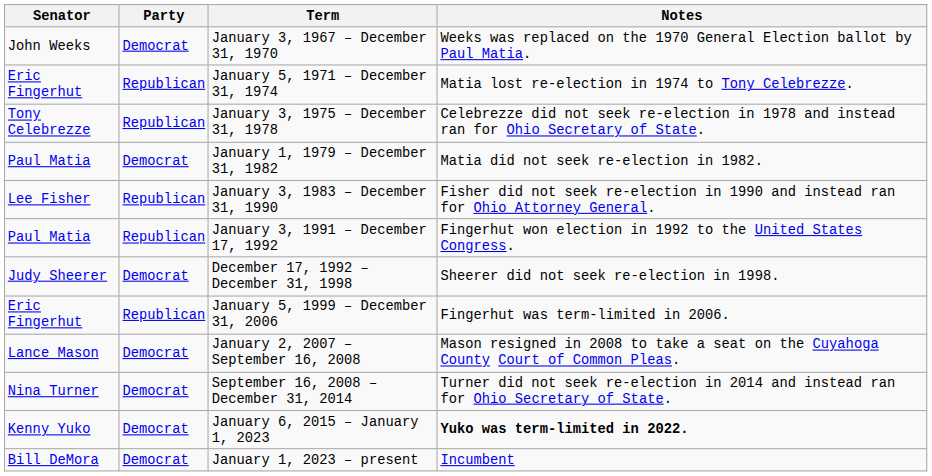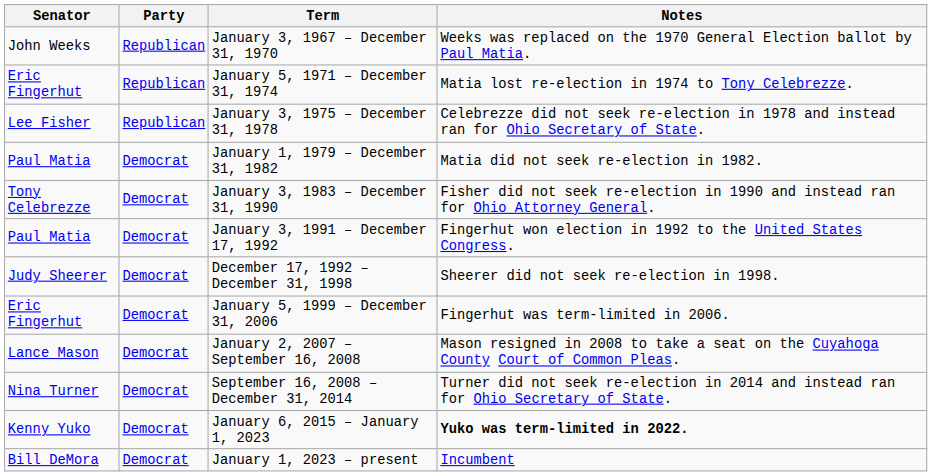(156, 46) Democrat -> (164, 46) Republican
(49, 123) Tony Celebrezze -> (49, 123) Lee Fisher
(49, 200) Lee Fisher -> (49, 200) Tony Celebrezze
(164, 200) Republican -> (156, 200) Democrat
(164, 238) Republican -> (156, 238) Democrat
(164, 315) Republican -> (156, 315) Democrat
